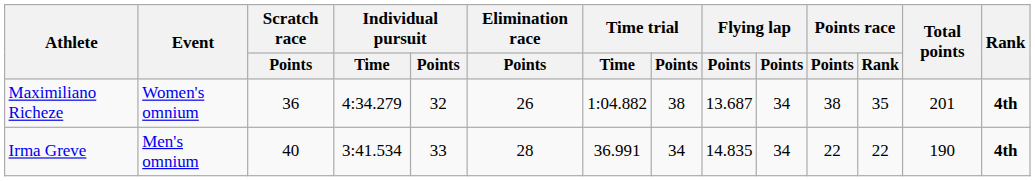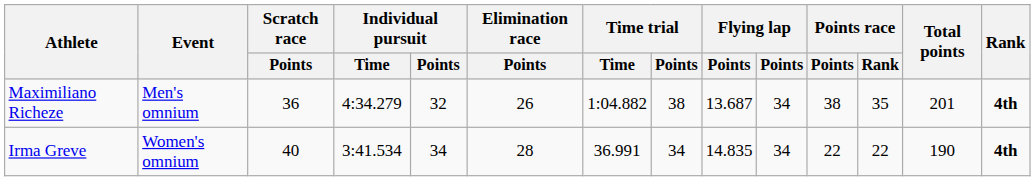(173, 103) Women's omnium -> (171, 103) Men's omnium
(171, 151) Men's omnium -> (173, 151) Women's omnium
(438, 151) 33 -> (438, 151) 34
